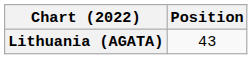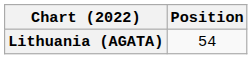(207, 42) 43 -> (207, 42) 54
